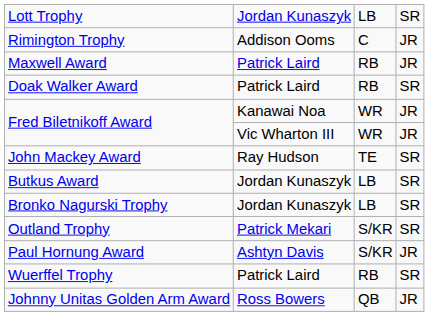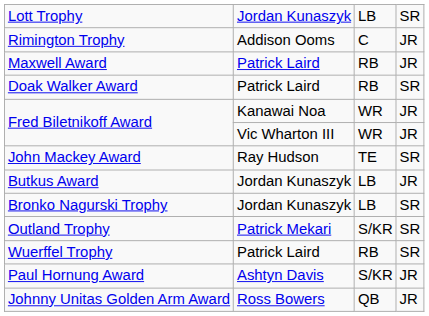(410, 181) SR -> (409, 181) JR
rows swapped: (76, 252) <-> (60, 275)
